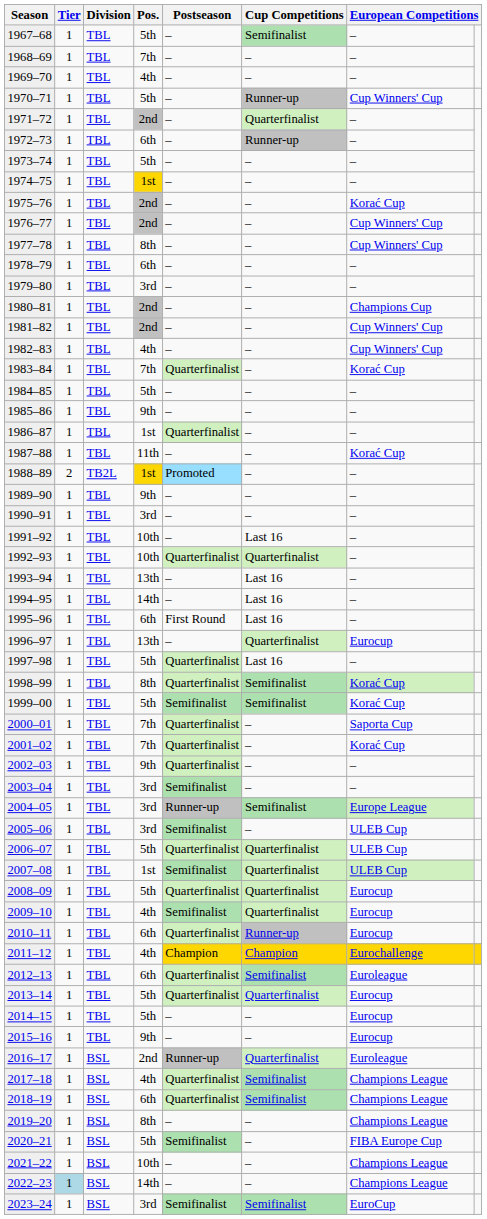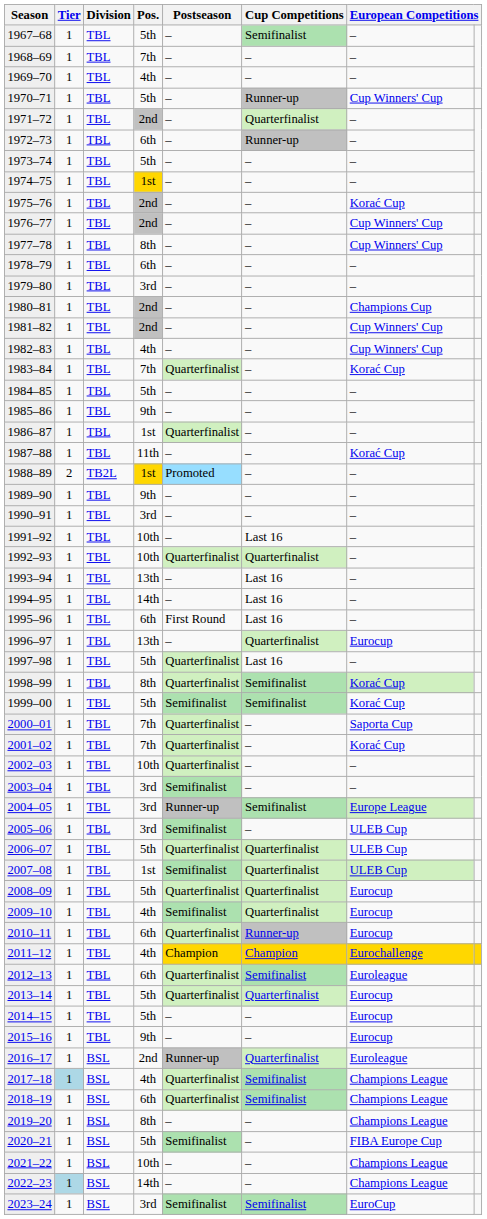(148, 765) 9th -> (148, 765) 10th
(69, 1078) no background -> (69, 1078) lightblue background
